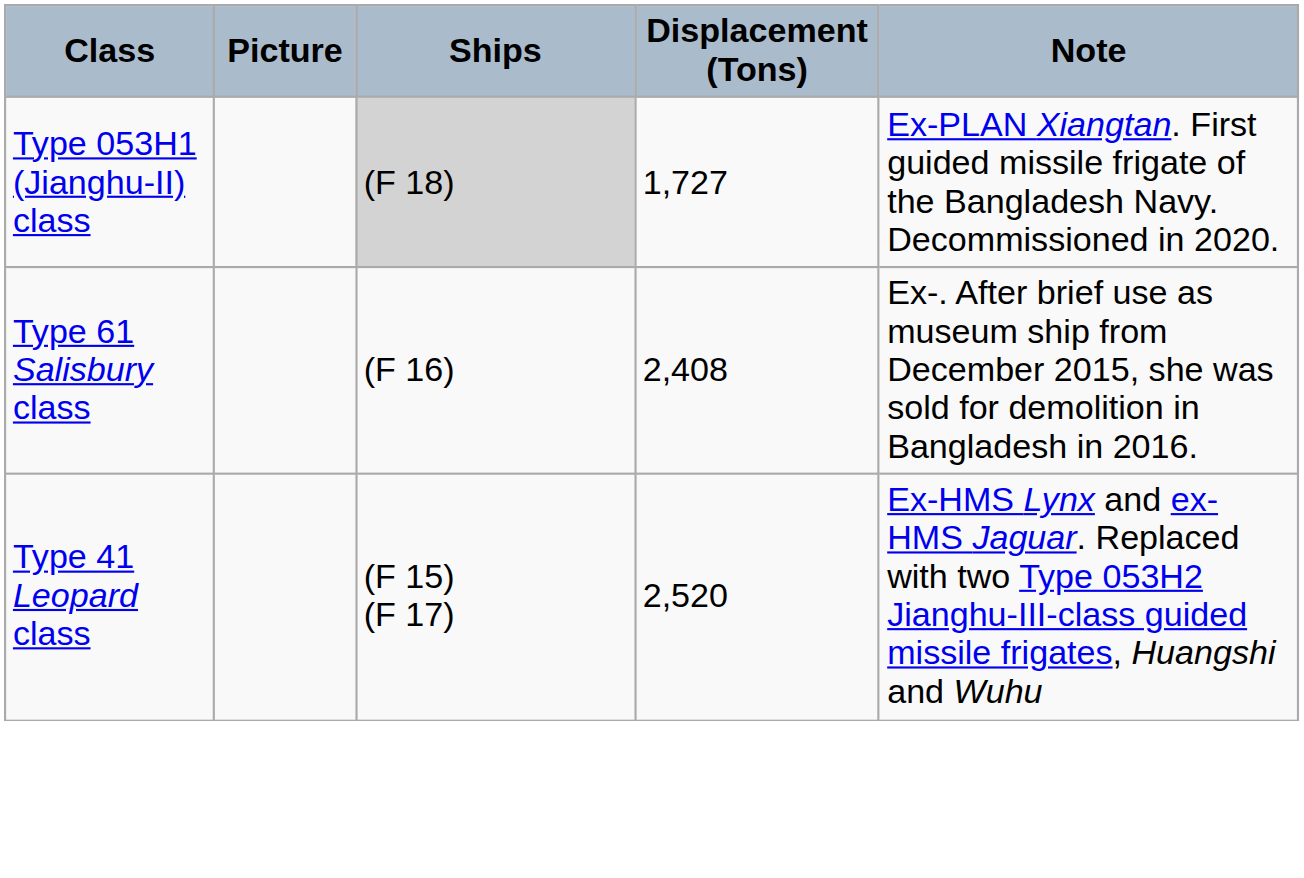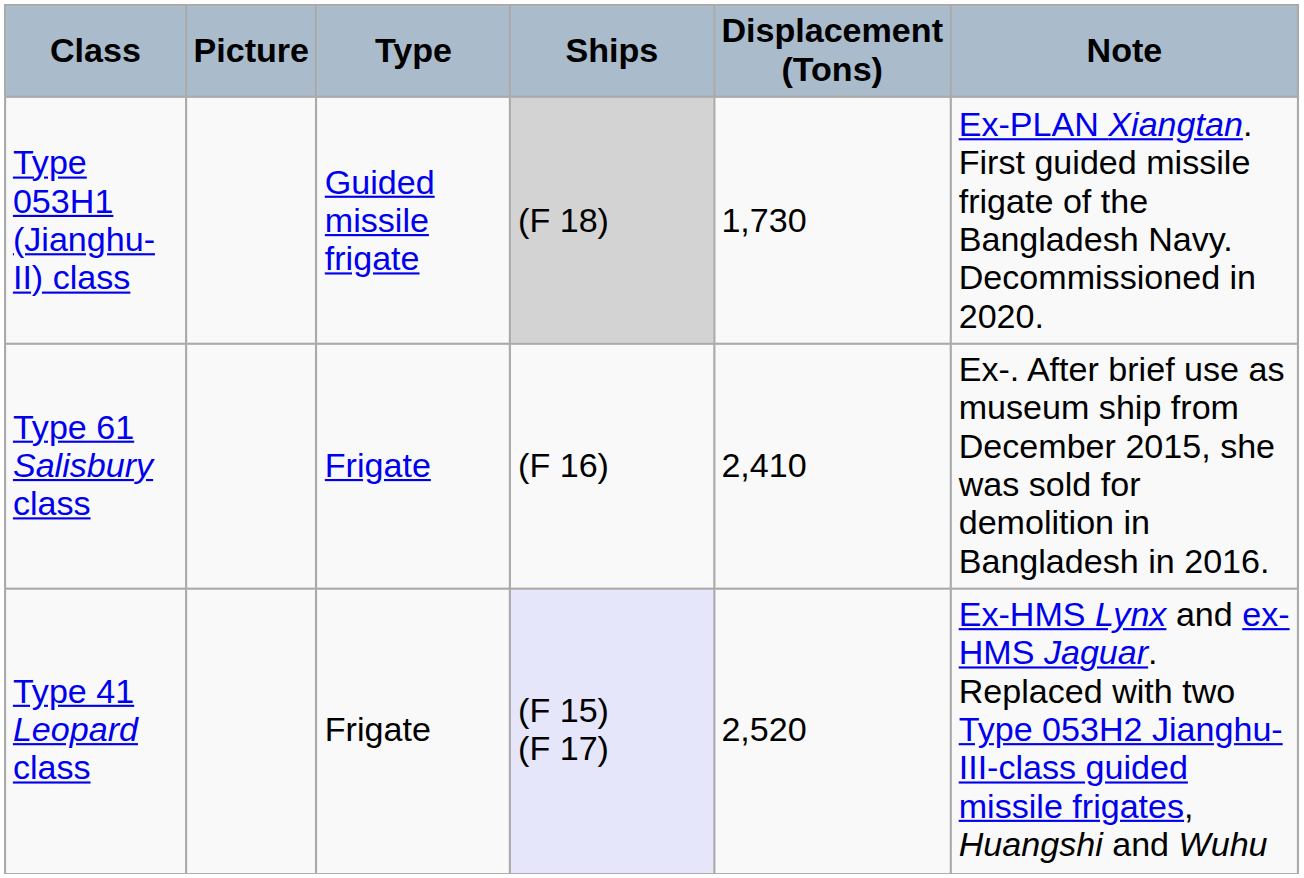+ column: (414, 50)
(685, 181) 1,727 -> (764, 219) 1,730
(685, 369) 2,408 -> (764, 465) 2,410
(409, 596) no background -> (564, 730) lavender background
